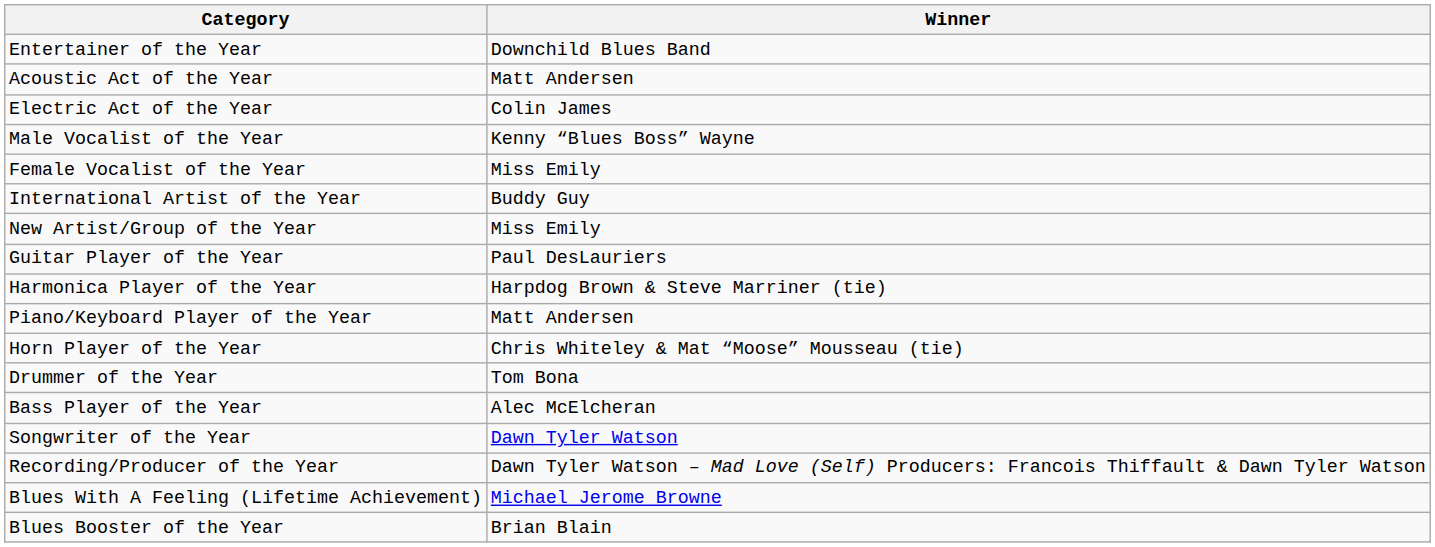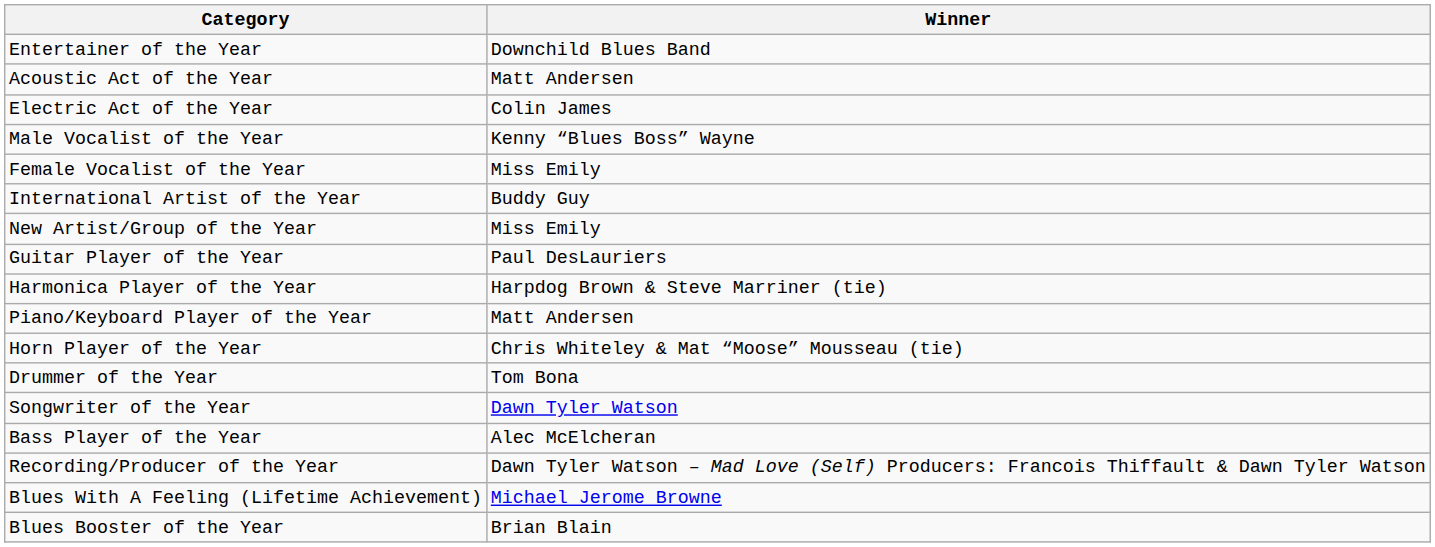rows swapped: (136, 408) <-> (130, 438)
